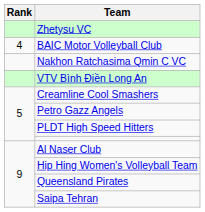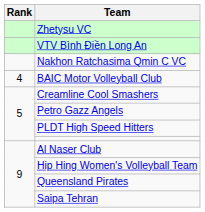rows swapped: (92, 78) <-> (99, 45)
